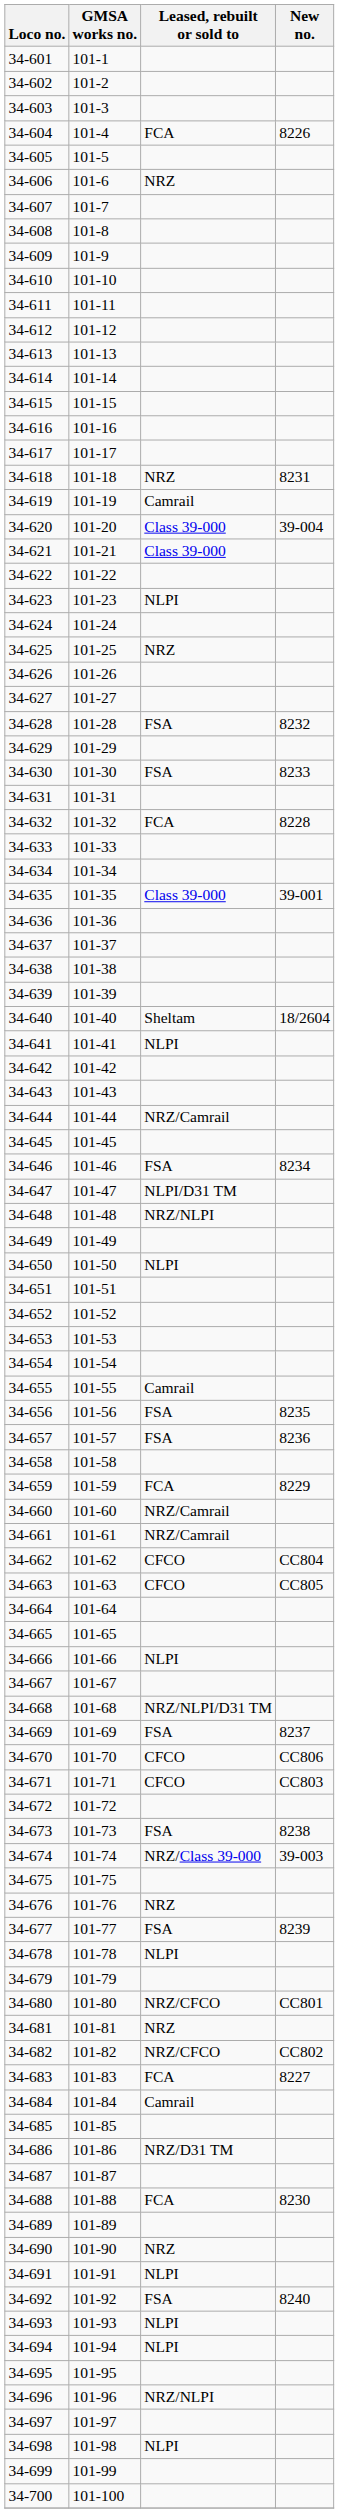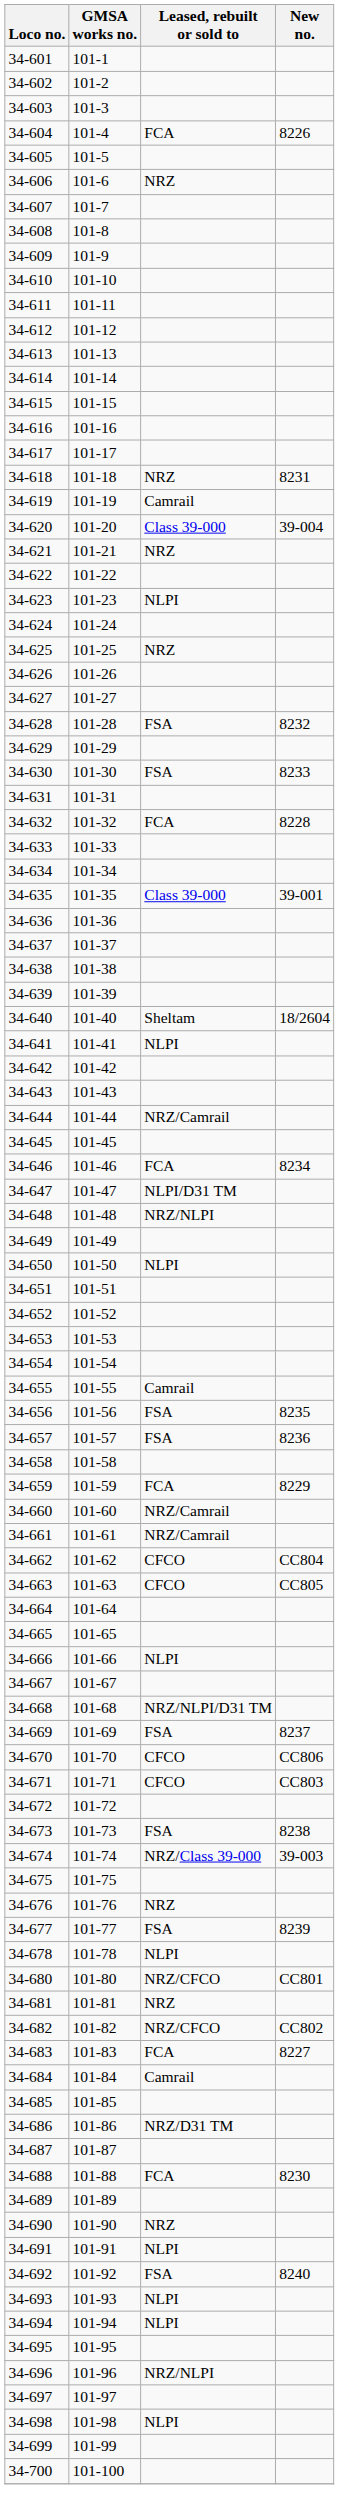(185, 551) Class 39-000 -> (160, 551) NRZ
(159, 1166) FSA -> (159, 1166) FCA
- row: (30, 1978)
